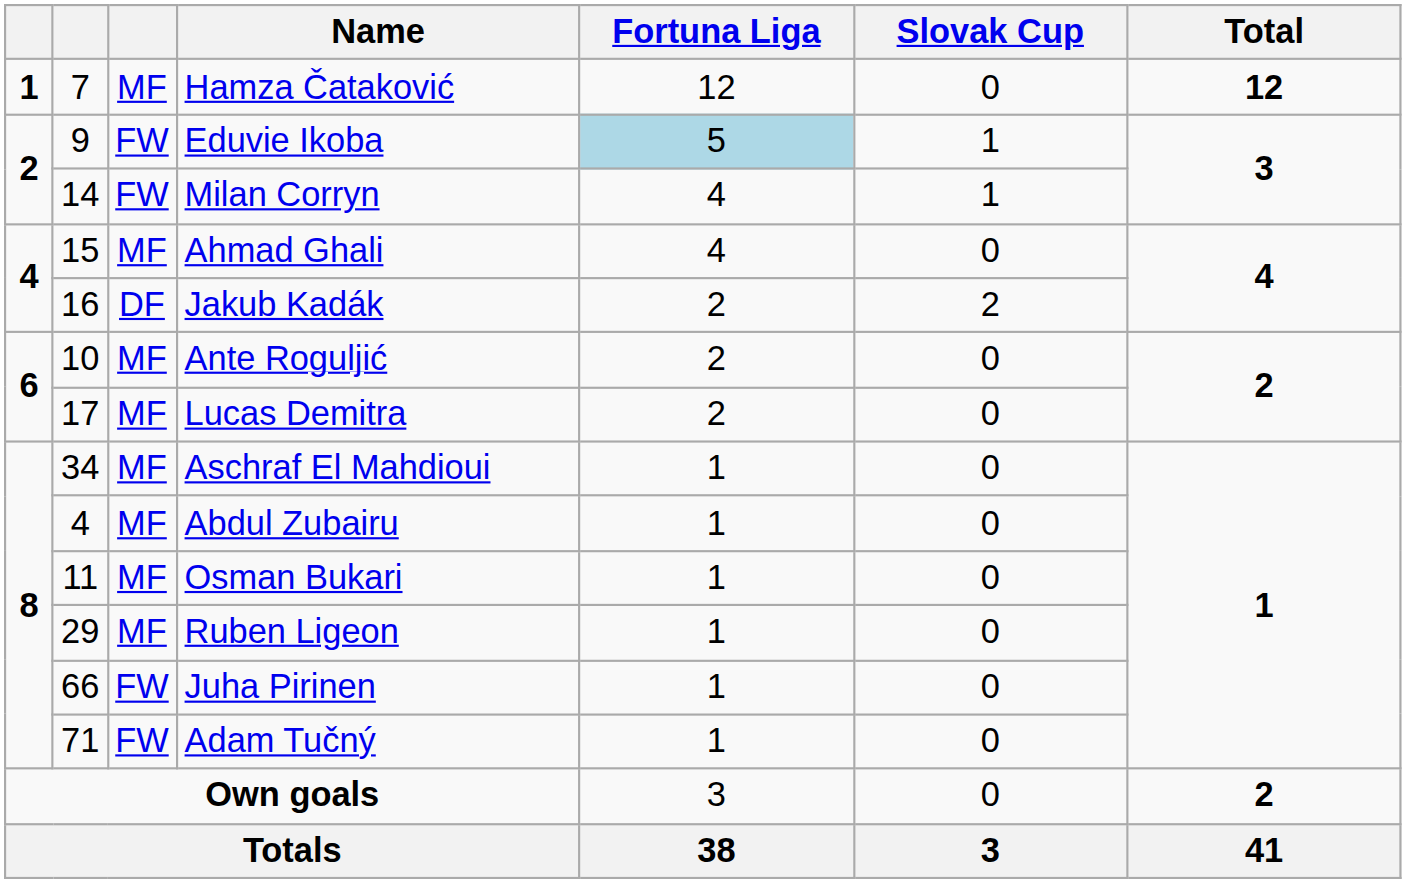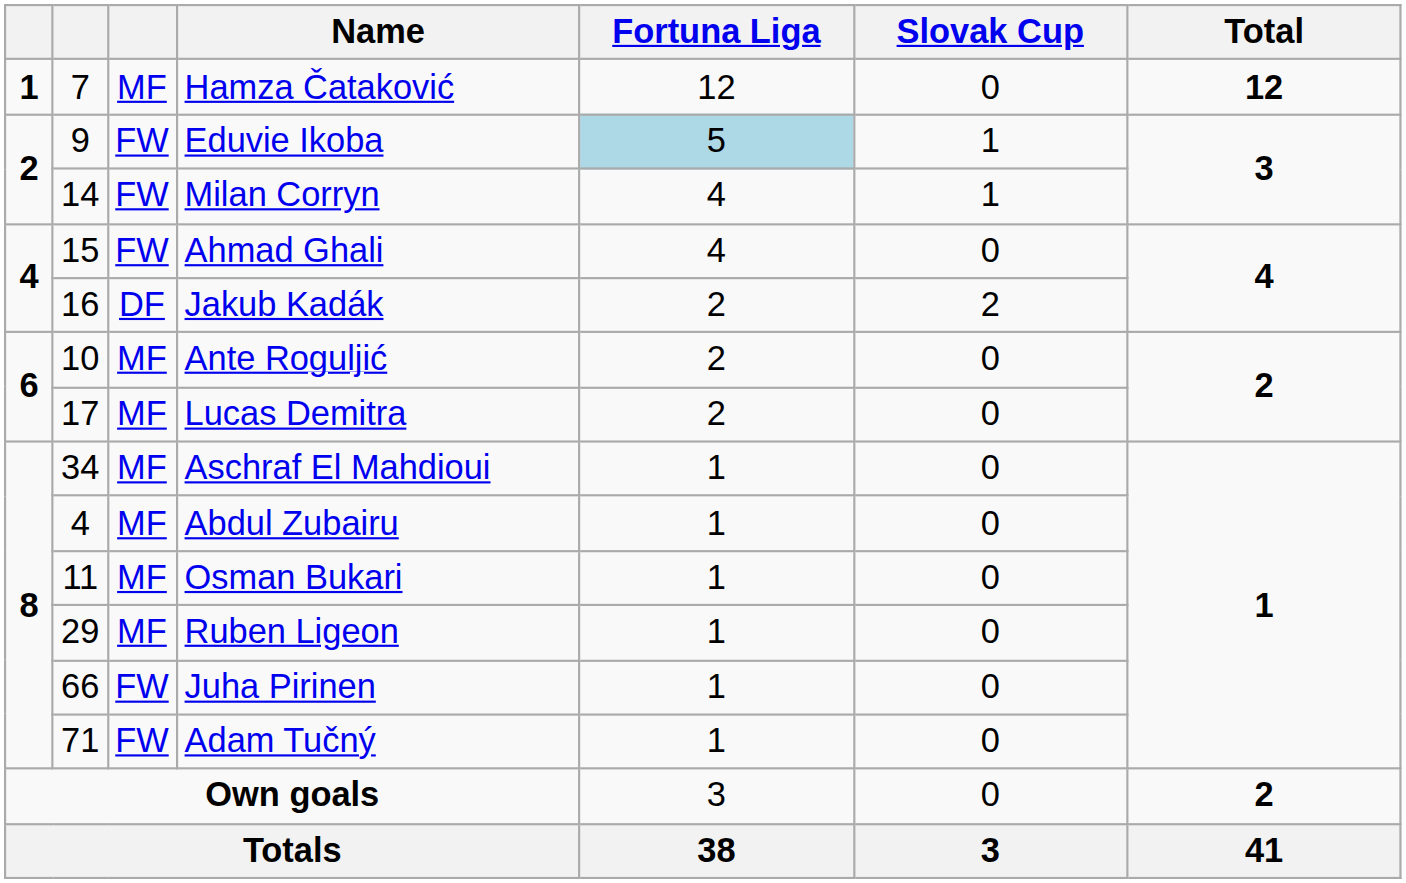(142, 250) MF -> (142, 250) FW
